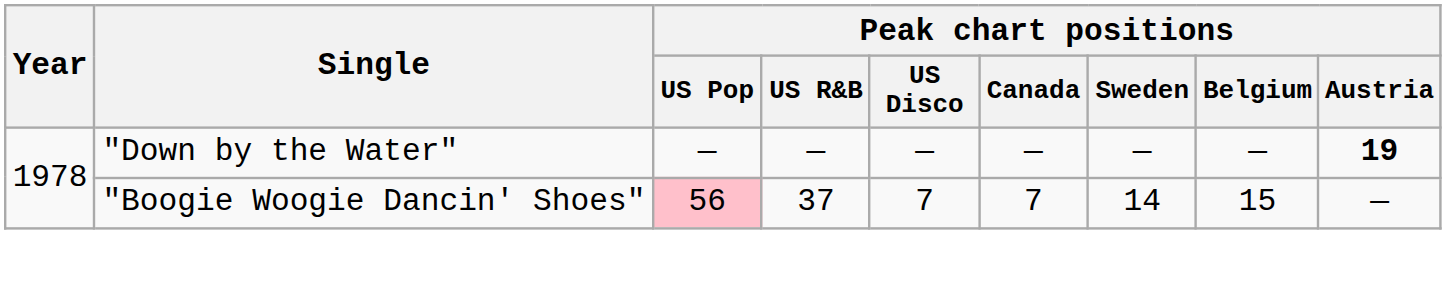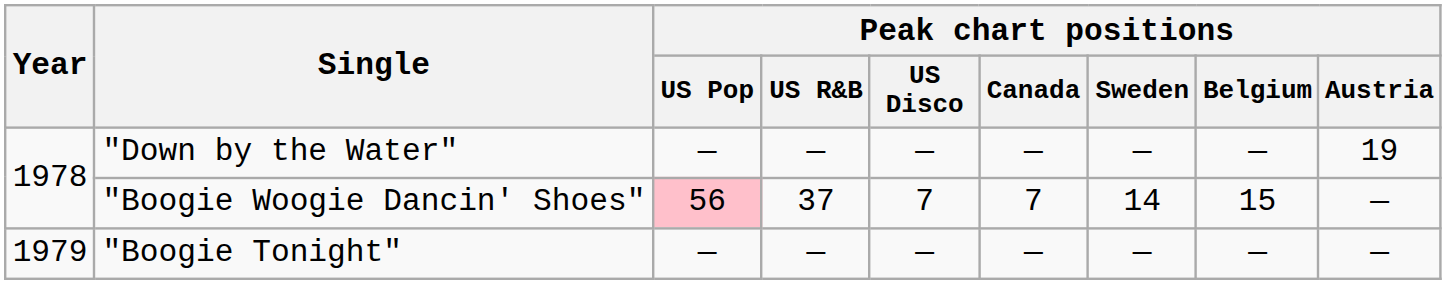(1379, 152) bold -> (1379, 152) normal
+ row: (252, 254)
